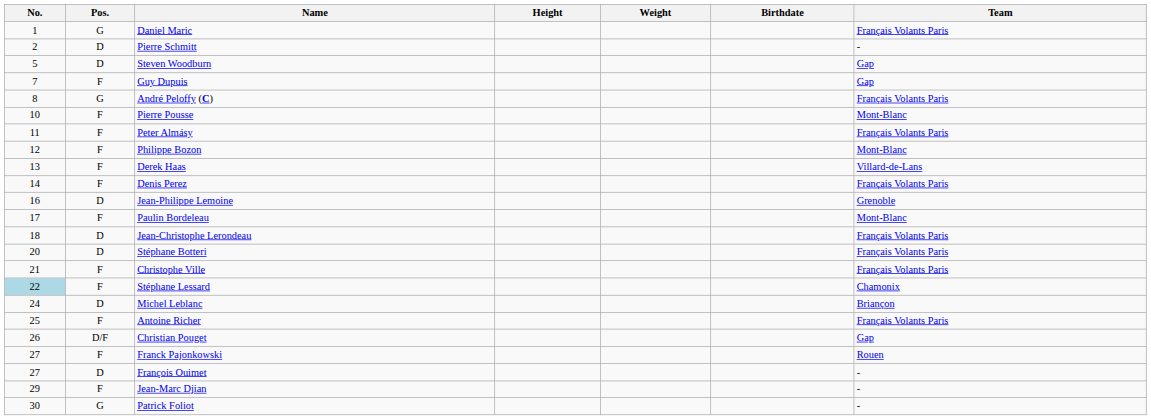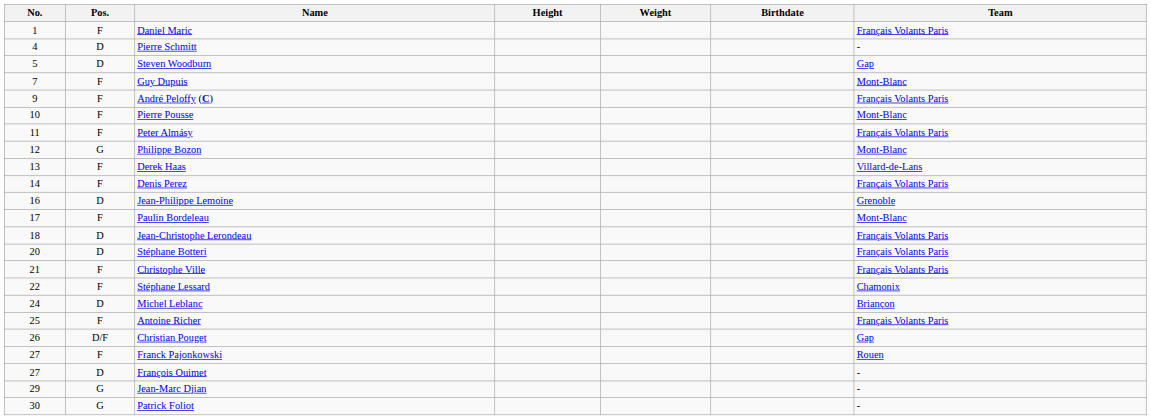(100, 30) G -> (100, 30) F
(35, 47) 2 -> (35, 47) 4
(865, 81) Gap -> (882, 81) Mont-Blanc
(35, 98) 8 -> (35, 98) 9
(100, 98) G -> (100, 98) F
(100, 150) F -> (100, 150) G
(35, 287) lightblue background -> (35, 287) no background
(100, 389) F -> (100, 389) G
